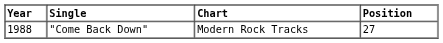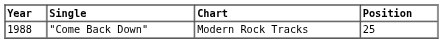(369, 30) 27 -> (369, 30) 25
